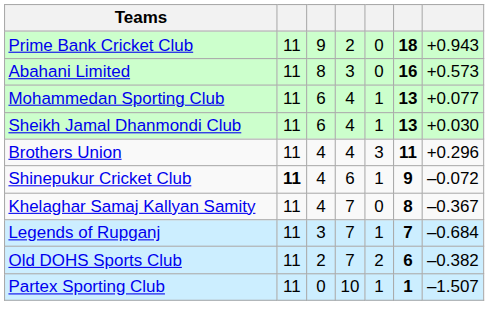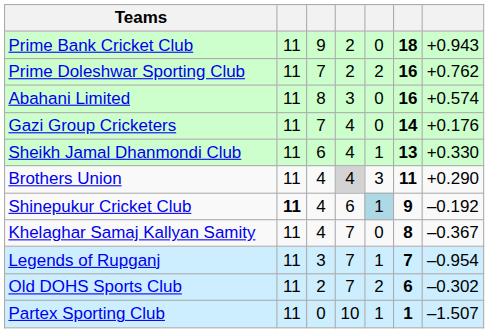+ row: (127, 71)
(453, 71) +0.573 -> (453, 98) +0.574
+ row: (92, 125)
- row: (116, 98)
(453, 125) +0.030 -> (453, 152) +0.330
(350, 152) no background -> (350, 179) lightgrey background
(453, 152) +0.296 -> (453, 179) +0.290
(379, 179) no background -> (379, 206) lightblue background
(453, 179) –0.072 -> (453, 206) –0.192
(453, 233) –0.684 -> (453, 260) –0.954
(453, 260) –0.382 -> (453, 286) –0.302
